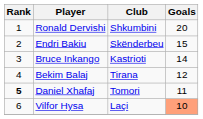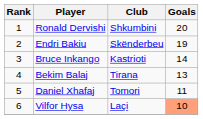(182, 43) 15 -> (182, 43) 19
(182, 75) 12 -> (182, 75) 13
(19, 91) bold -> (19, 91) normal
